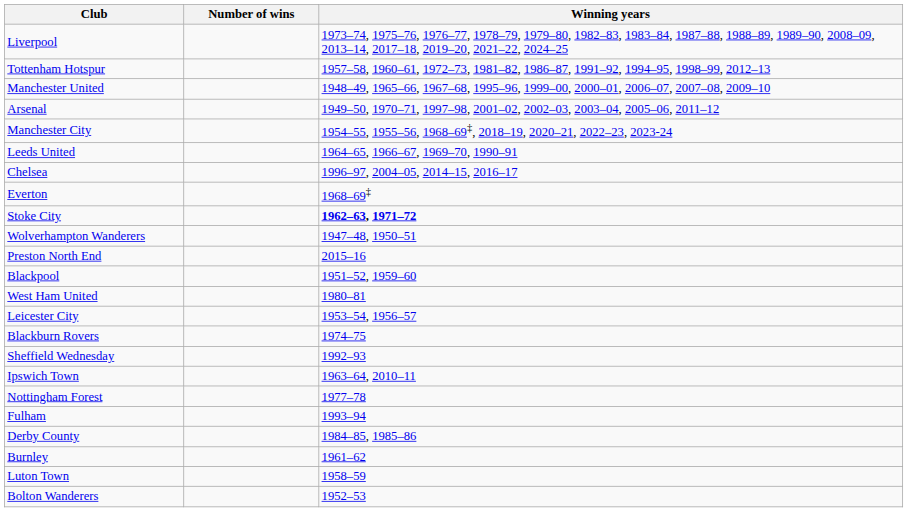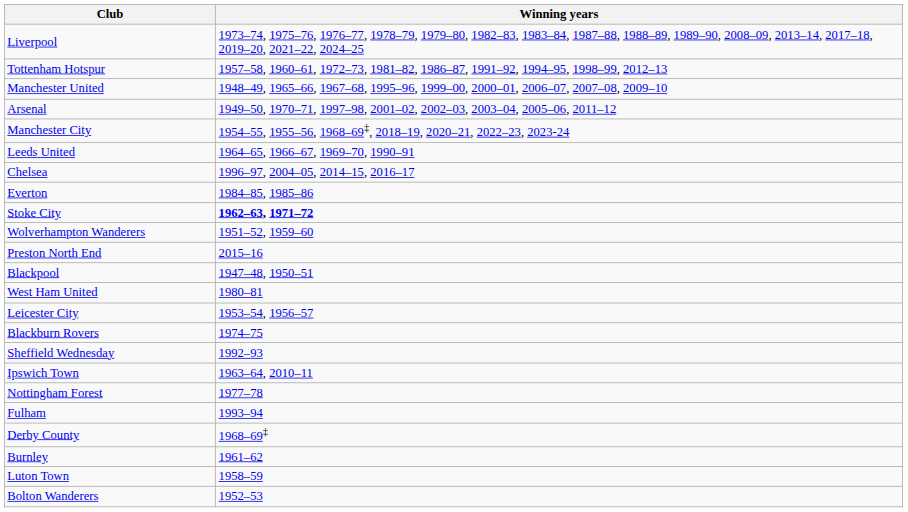- column: (251, 14)
(346, 194) 1968–69‡ -> (266, 192) 1984–85, 1985–86
(369, 236) 1947–48, 1950–51 -> (266, 232) 1951–52, 1959–60
(369, 276) 1951–52, 1959–60 -> (266, 272) 1947–48, 1950–51
(369, 436) 1984–85, 1985–86 -> (243, 434) 1968–69‡
